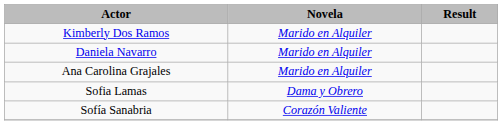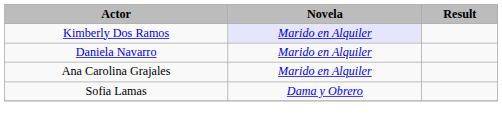(325, 33) no background -> (325, 33) lavender background
- row: (116, 110)
